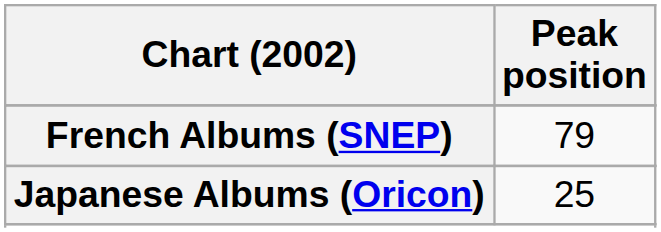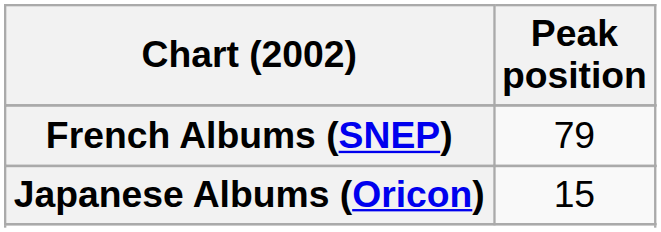(574, 194) 25 -> (574, 194) 15
